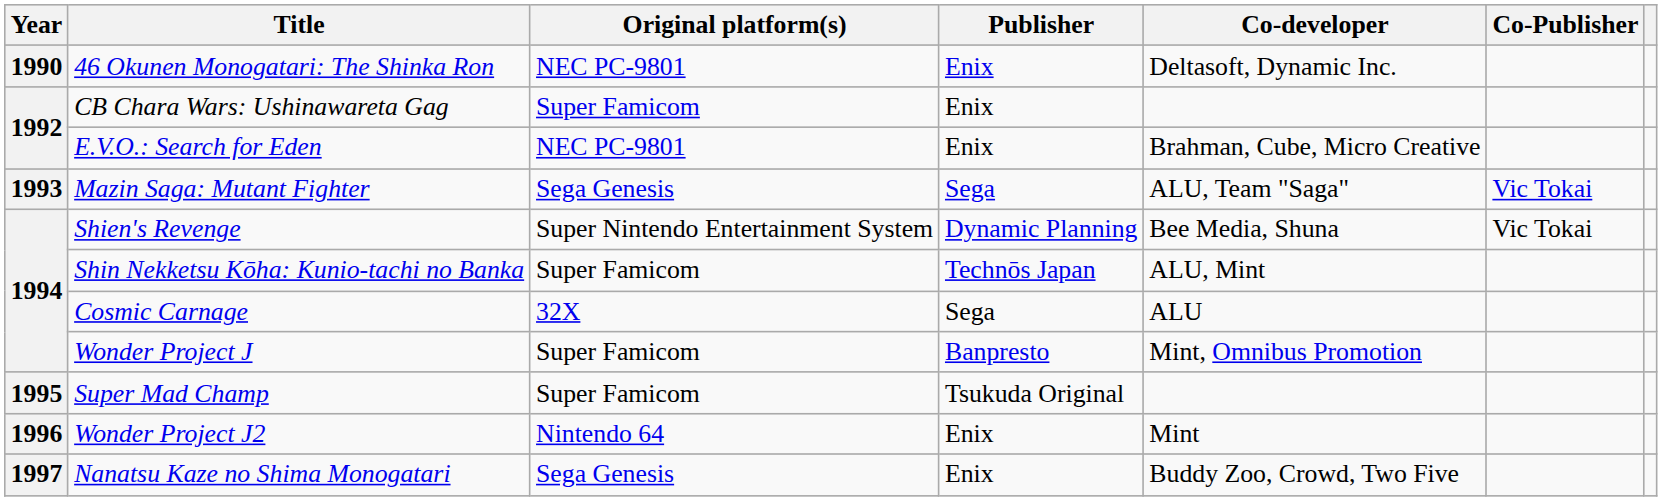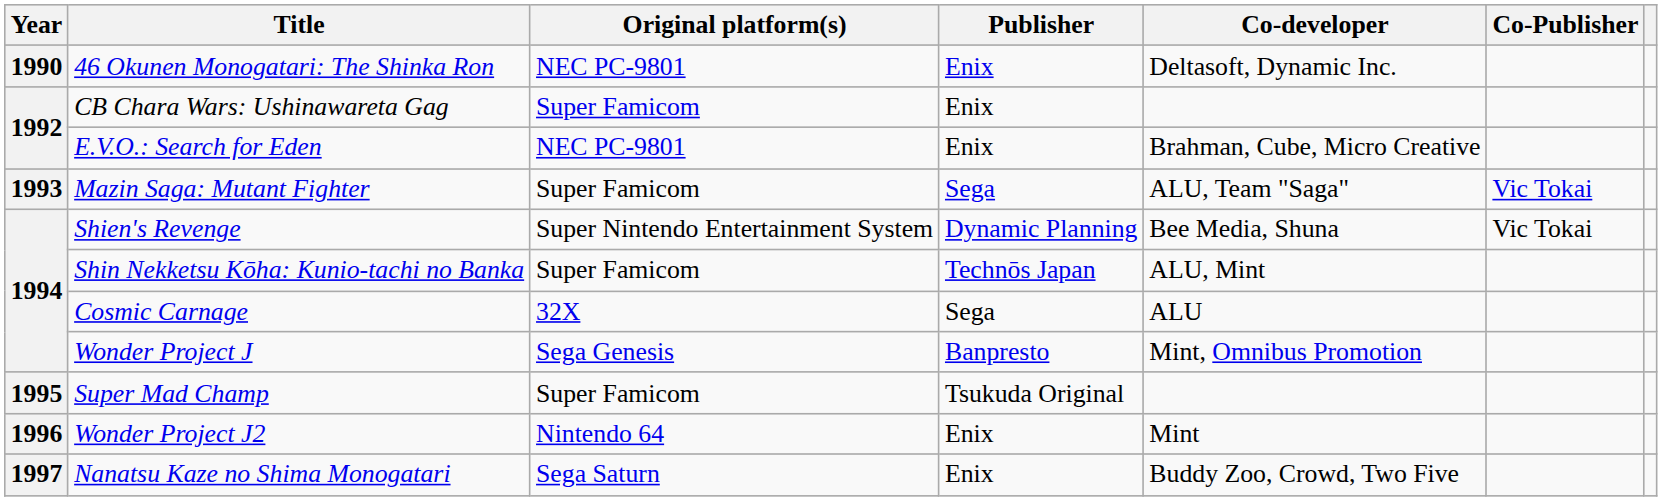(605, 188) Sega Genesis -> (618, 188) Super Famicom
(618, 351) Super Famicom -> (605, 351) Sega Genesis
(605, 474) Sega Genesis -> (598, 474) Sega Saturn
